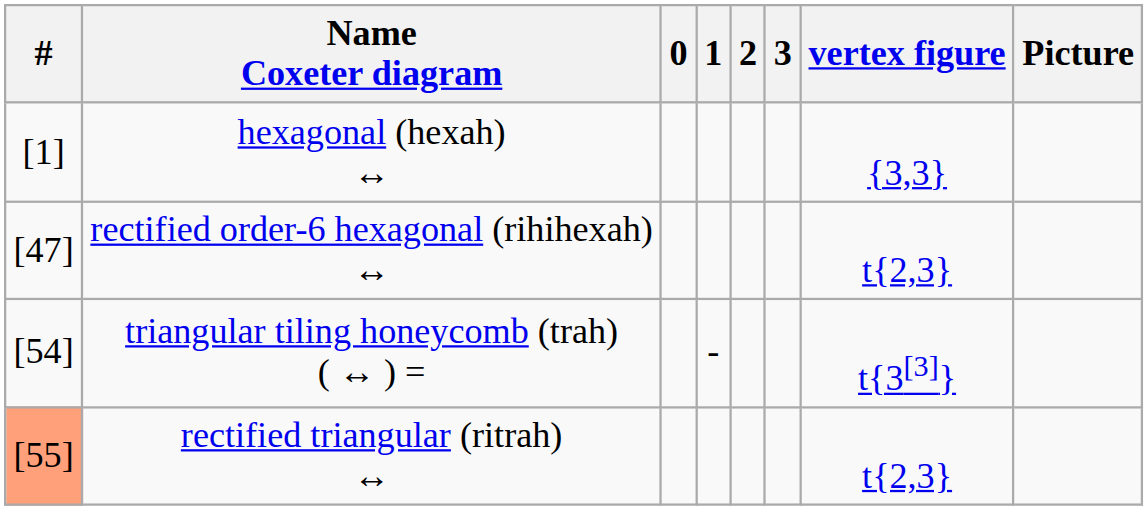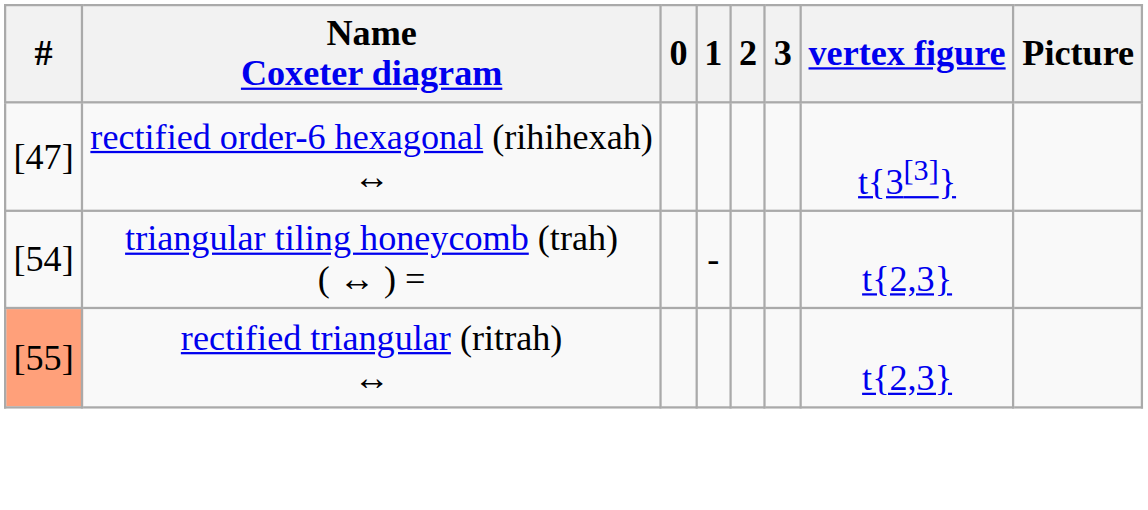- row: (372, 151)
(907, 269) t{2,3} -> (907, 176) t{3[3]}
(907, 372) t{3[3]} -> (907, 279) t{2,3}
